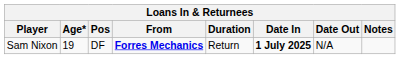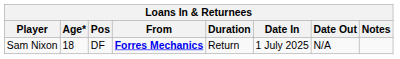(68, 45) 19 -> (68, 45) 18
(283, 45) bold -> (282, 45) normal
